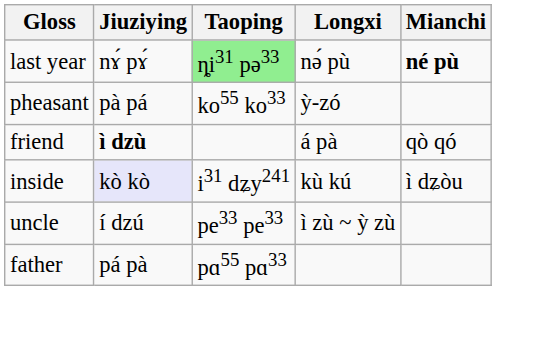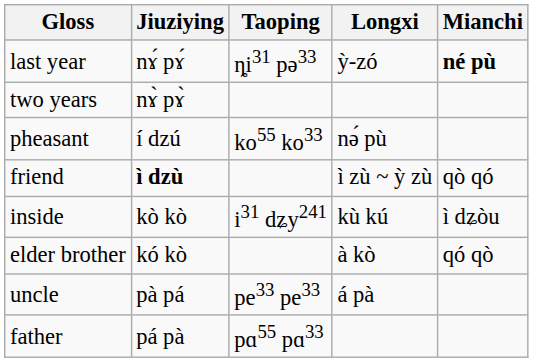(238, 61) lightgreen background -> (275, 61) no background
(325, 61) nǝ́ pù -> (357, 61) ỳ-zó
+ row: (53, 100)
(123, 103) pà pá -> (158, 138) í dzú
(321, 103) ỳ-zó -> (362, 138) nǝ́ pù
(319, 141) á pà -> (385, 177) ì zù ~ ỳ zù
(125, 180) lavender background -> (162, 216) no background
+ row: (68, 255)
(121, 222) í dzú -> (160, 294) pà pá
(348, 222) ì zù ~ ỳ zù -> (356, 294) á pà
